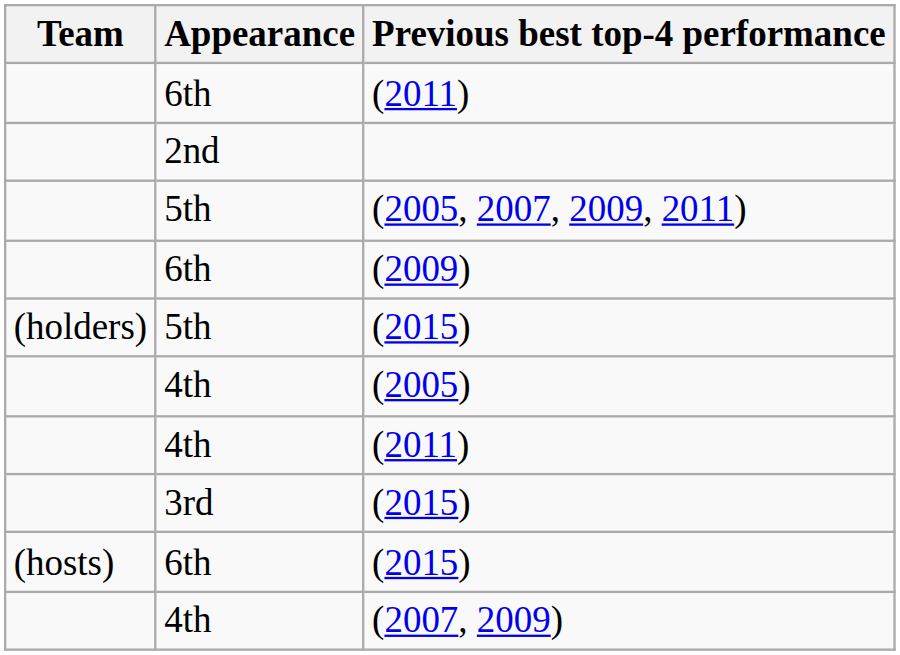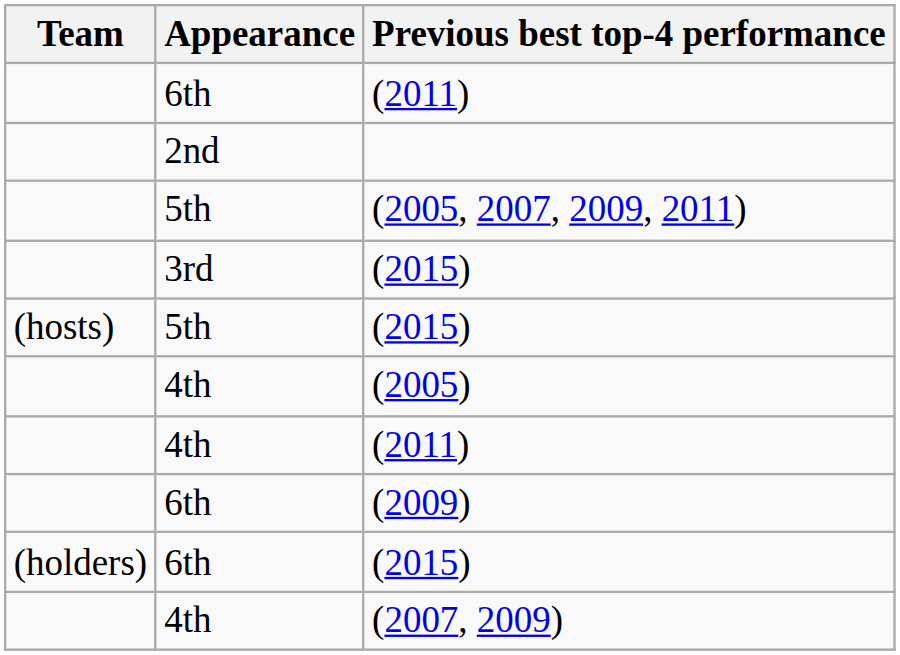rows swapped: (189, 502) <-> (188, 268)
(80, 326) (holders) -> (64, 326) (hosts)
(64, 561) (hosts) -> (80, 561) (holders)
